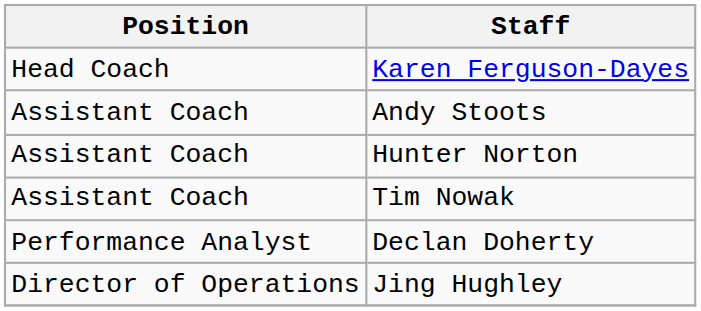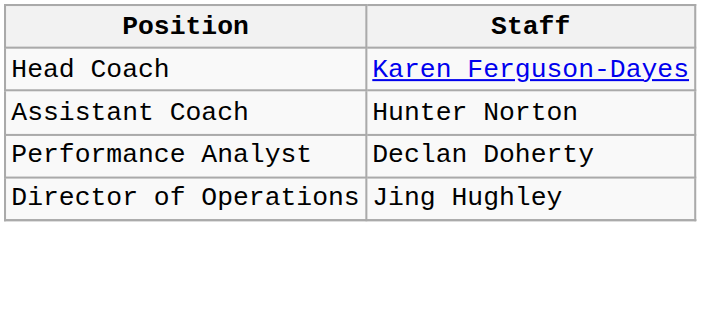- row: (459, 113)
- row: (444, 199)
